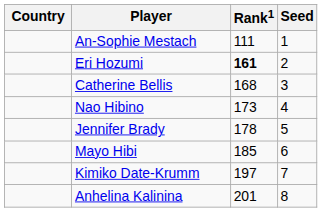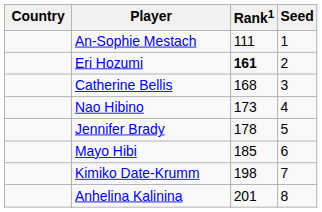(245, 173) 197 -> (245, 173) 198
